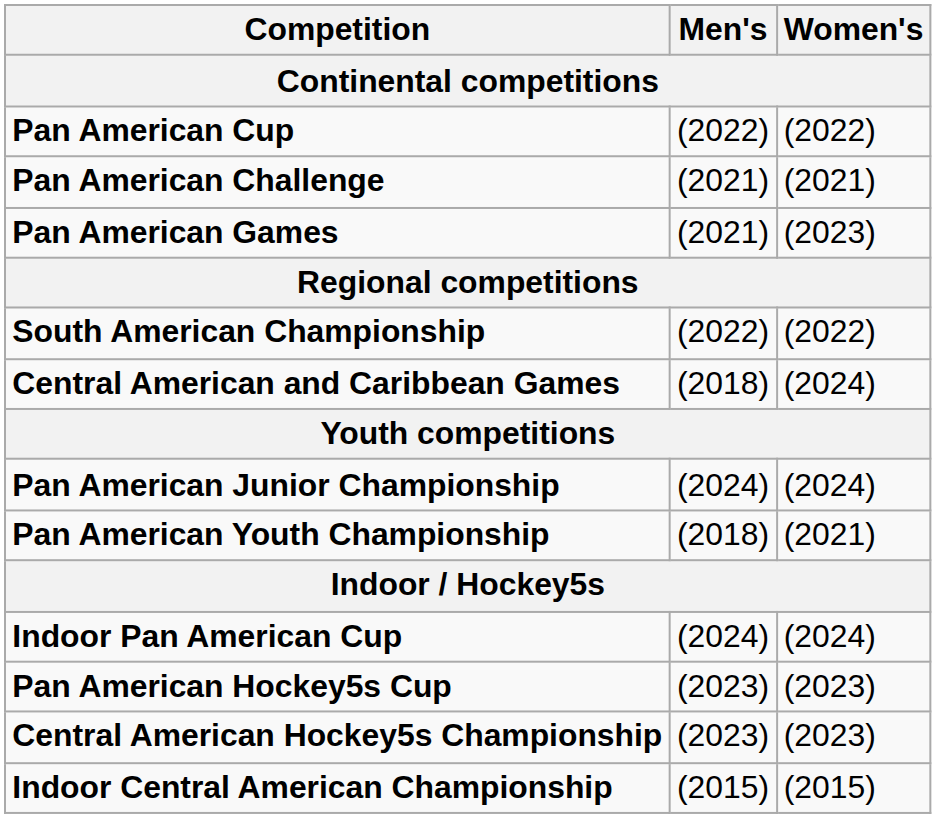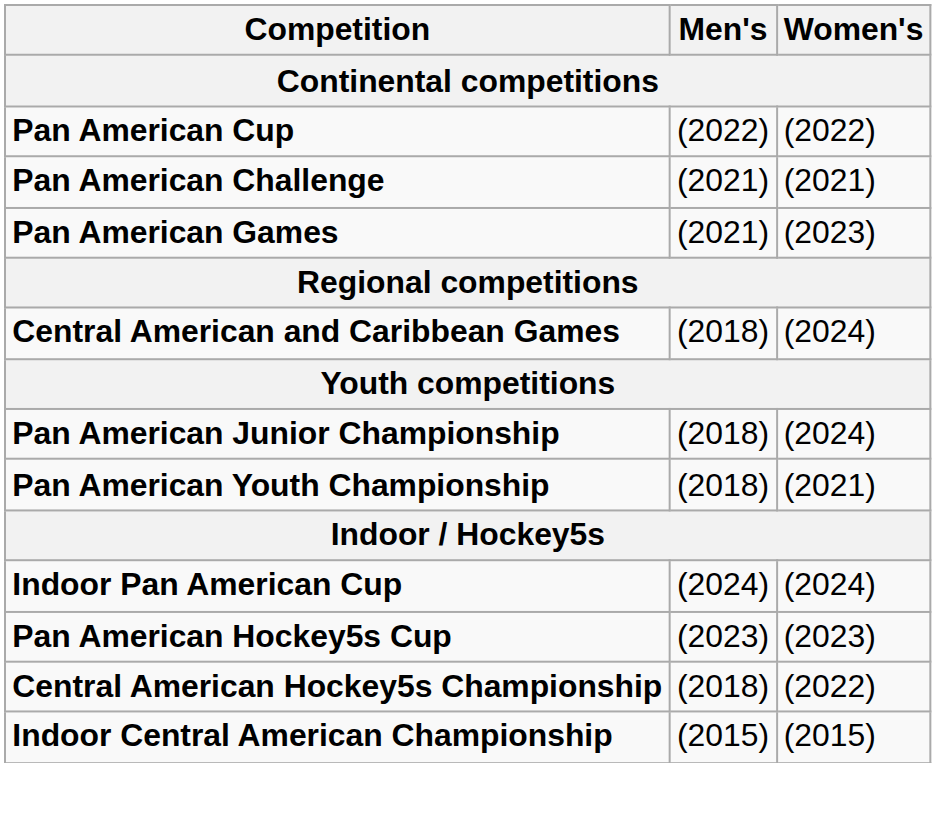- row: (249, 332)
(723, 484) (2024) -> (723, 433) (2018)
(723, 736) (2023) -> (723, 686) (2018)
(830, 736) (2023) -> (830, 686) (2022)
